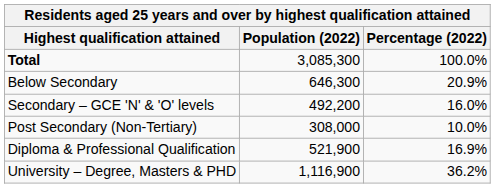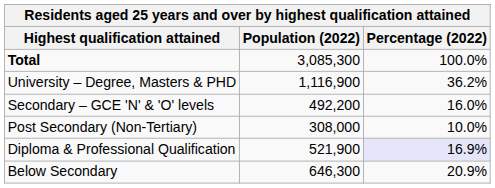rows swapped: (62, 82) <-> (122, 171)
(467, 149) no background -> (467, 149) lavender background
